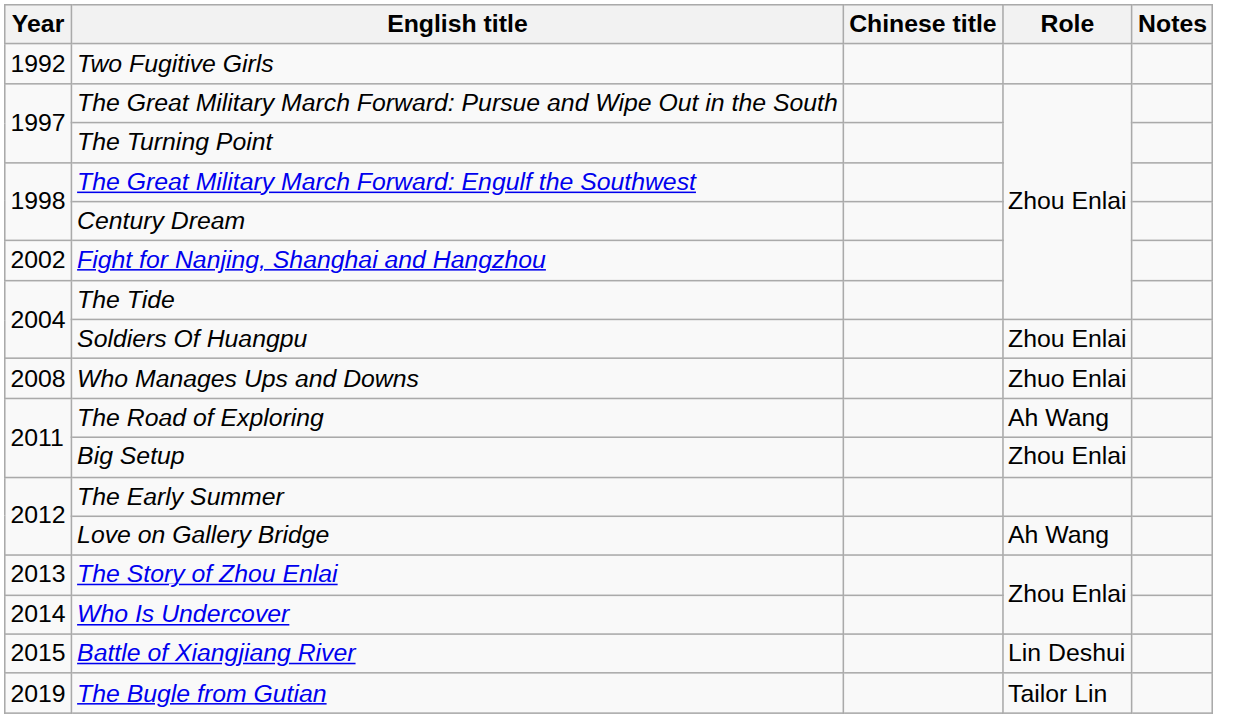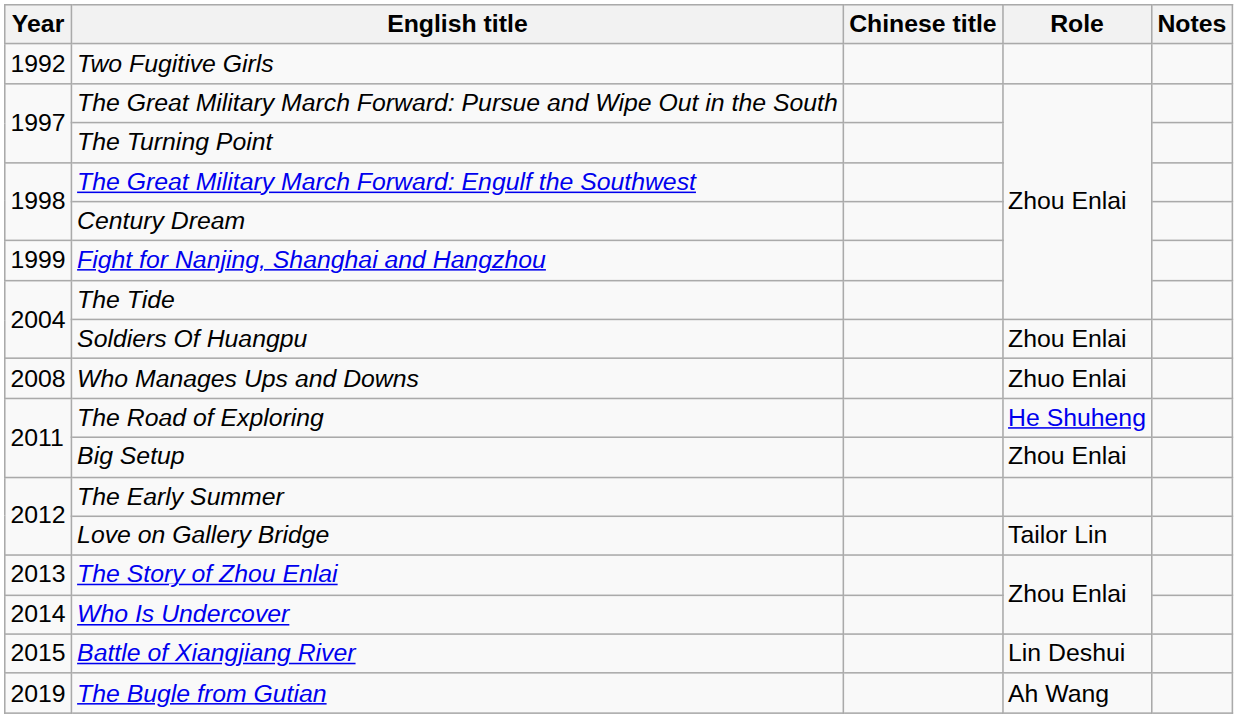(38, 260) 2002 -> (38, 260) 1999
(1059, 417) Ah Wang -> (1077, 417) He Shuheng
(1059, 535) Ah Wang -> (1058, 535) Tailor Lin
(1058, 692) Tailor Lin -> (1059, 692) Ah Wang
